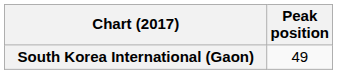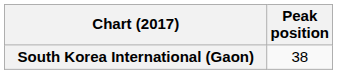(300, 57) 49 -> (300, 57) 38
